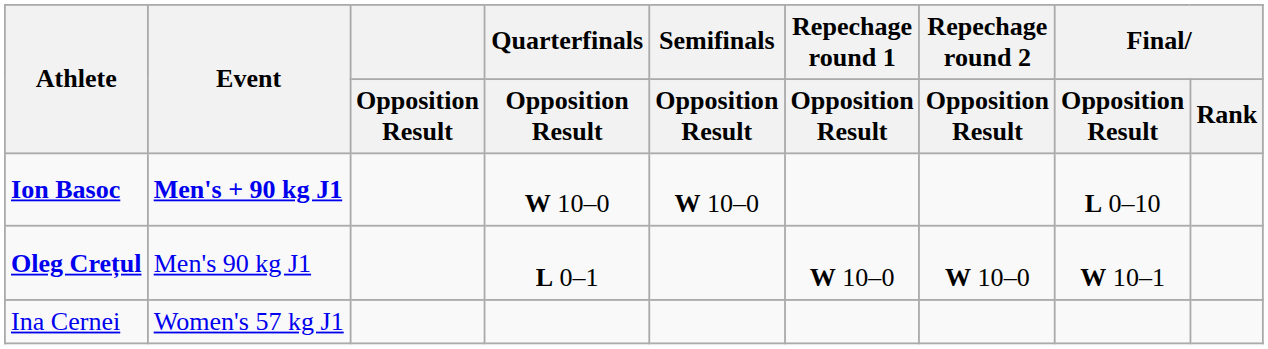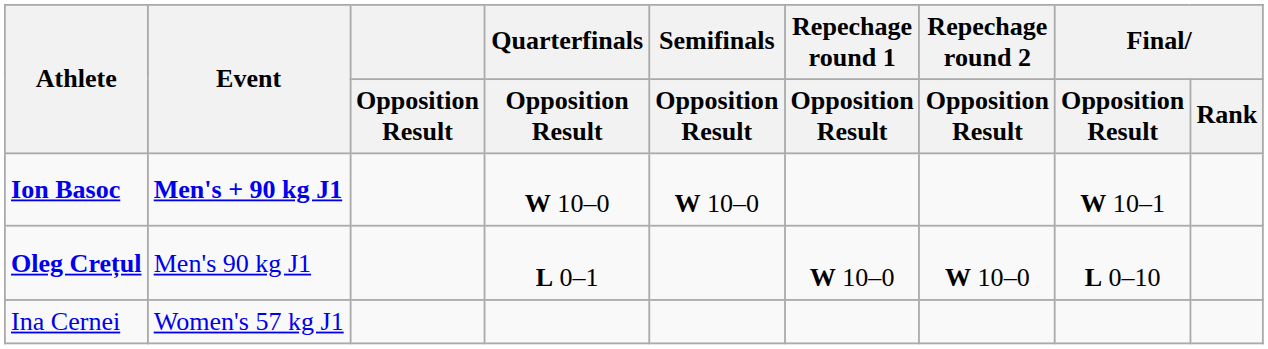(1123, 204) L 0–10 -> (1123, 204) W 10–1
(1123, 278) W 10–1 -> (1123, 278) L 0–10
